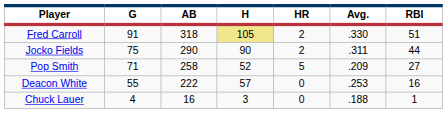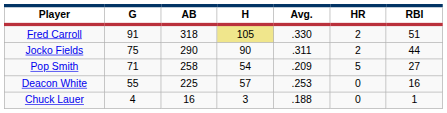columns swapped: (358, 15) <-> (302, 15)
(245, 67) 52 -> (245, 67) 54
(189, 83) 222 -> (189, 83) 225
